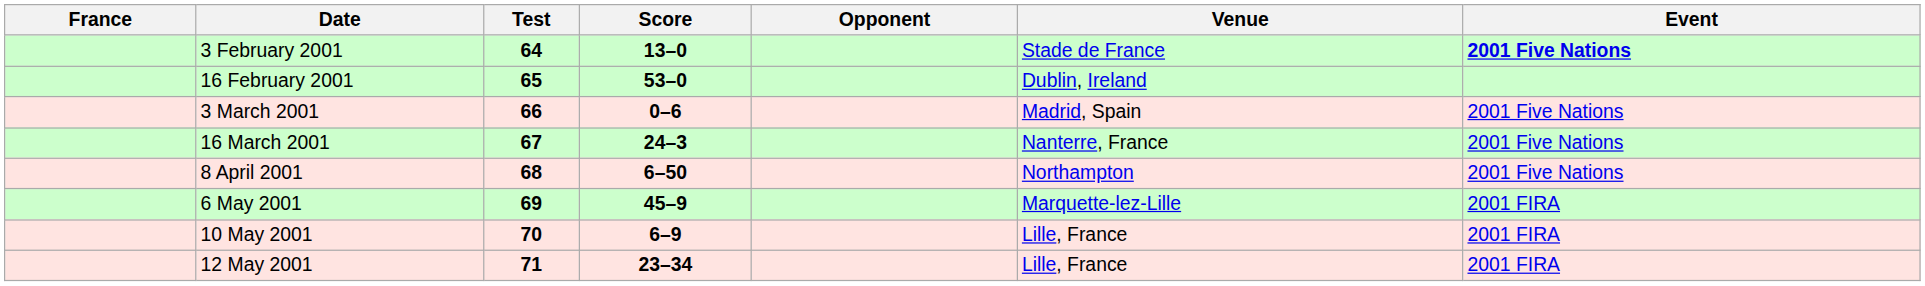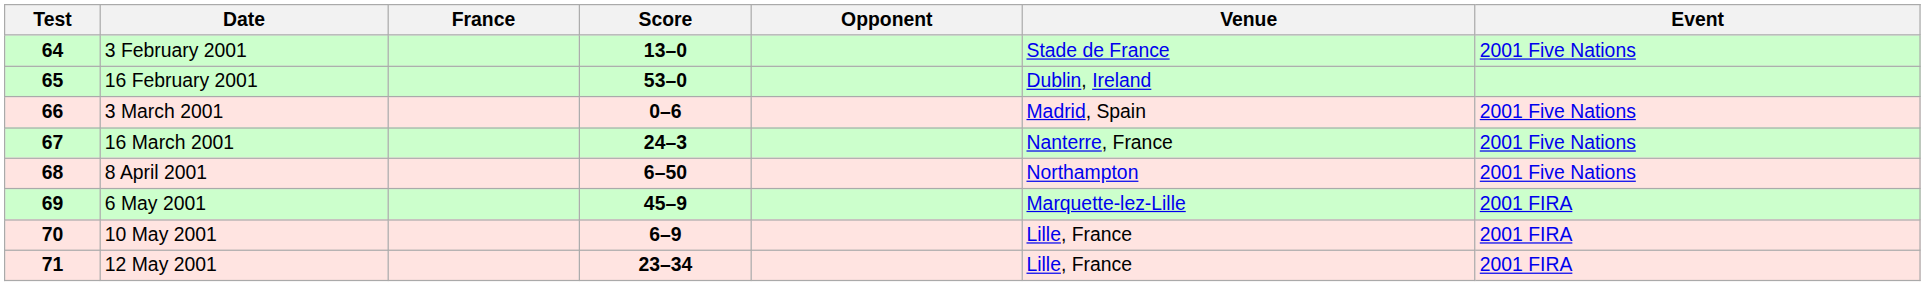columns swapped: (531, 19) <-> (100, 19)
(1549, 50) bold -> (1558, 50) normal
